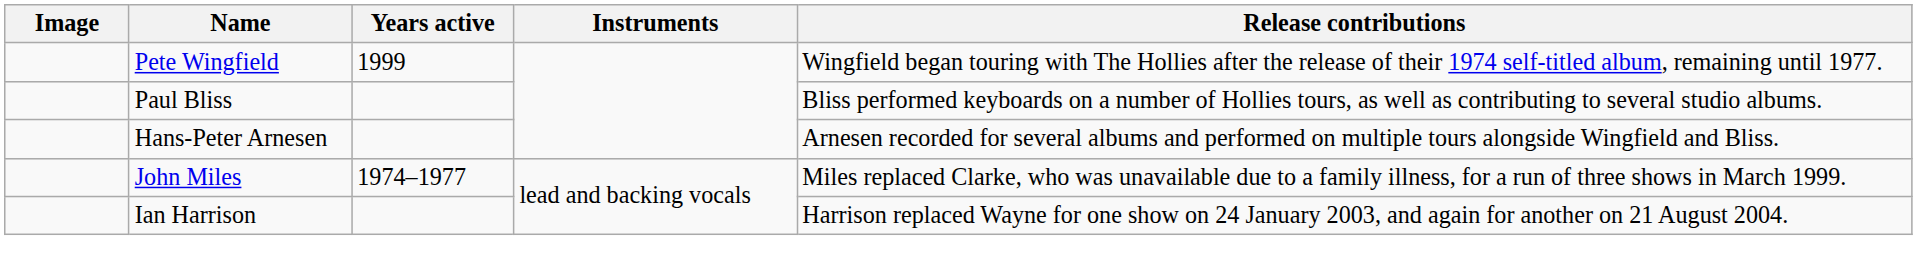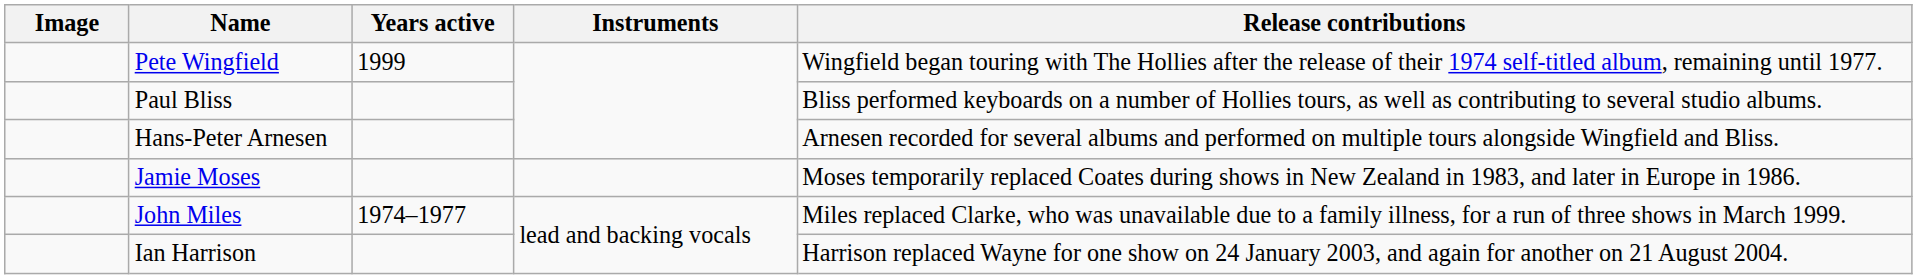+ row: (197, 176)
